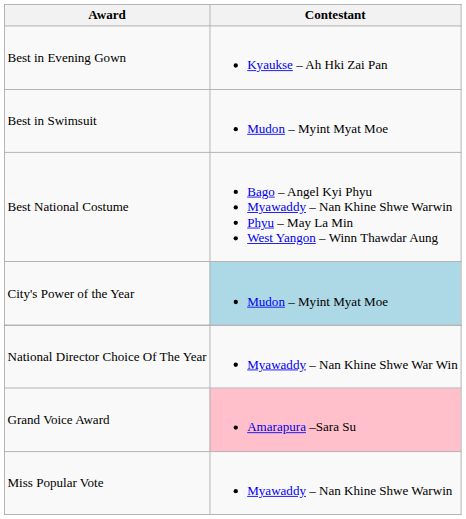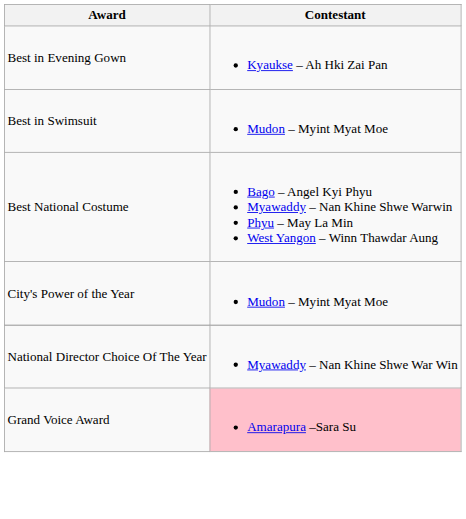(335, 301) lightblue background -> (335, 301) no background
- row: (55, 483)
